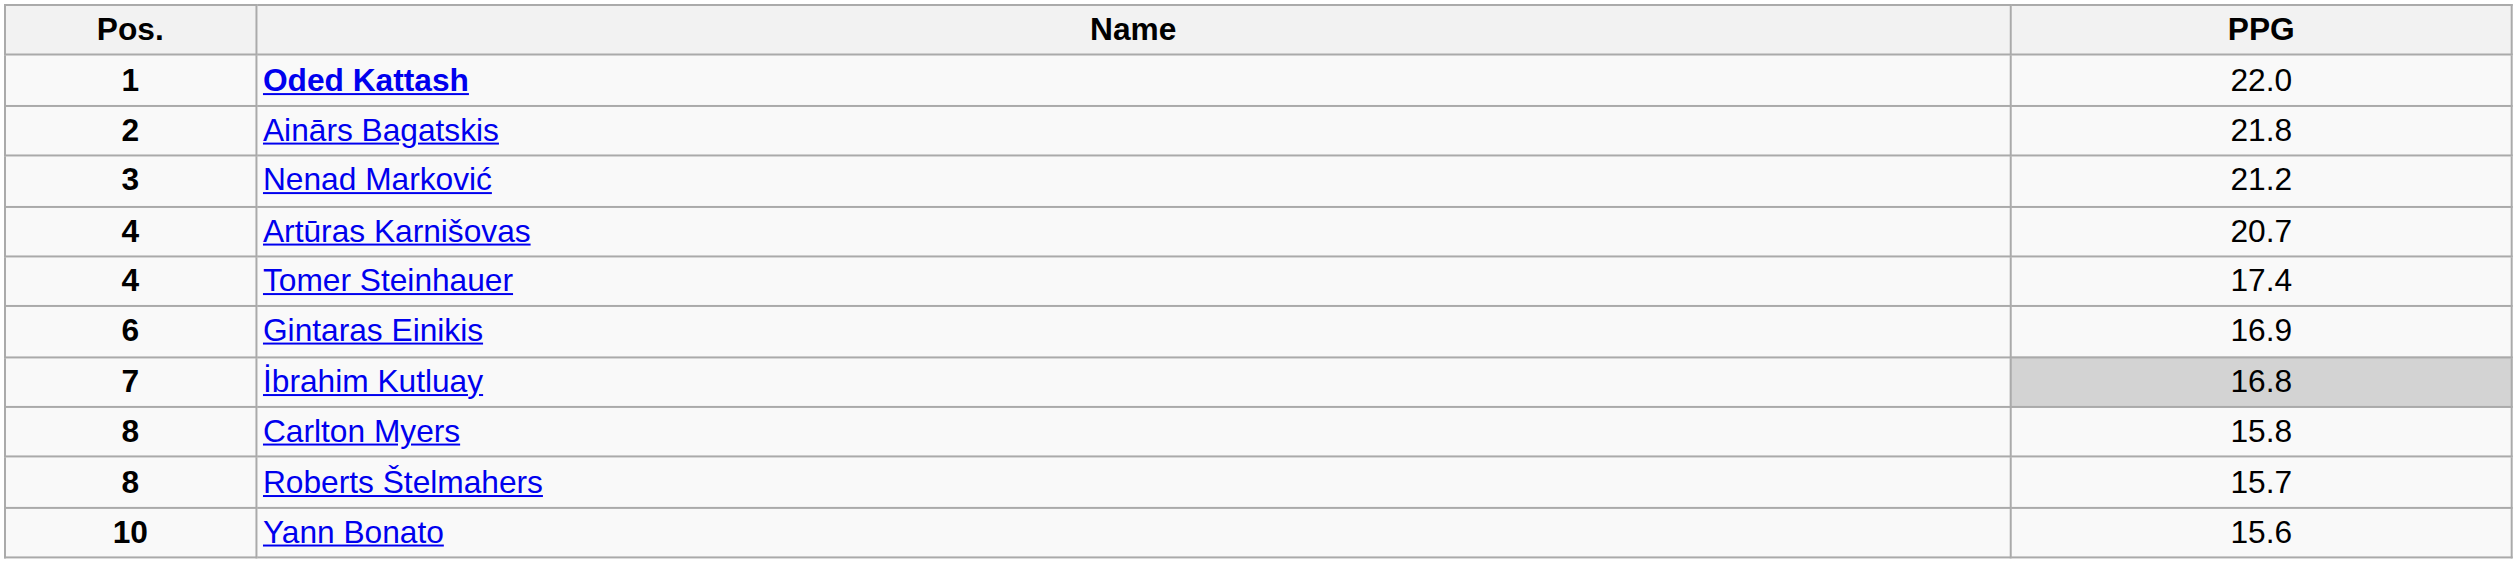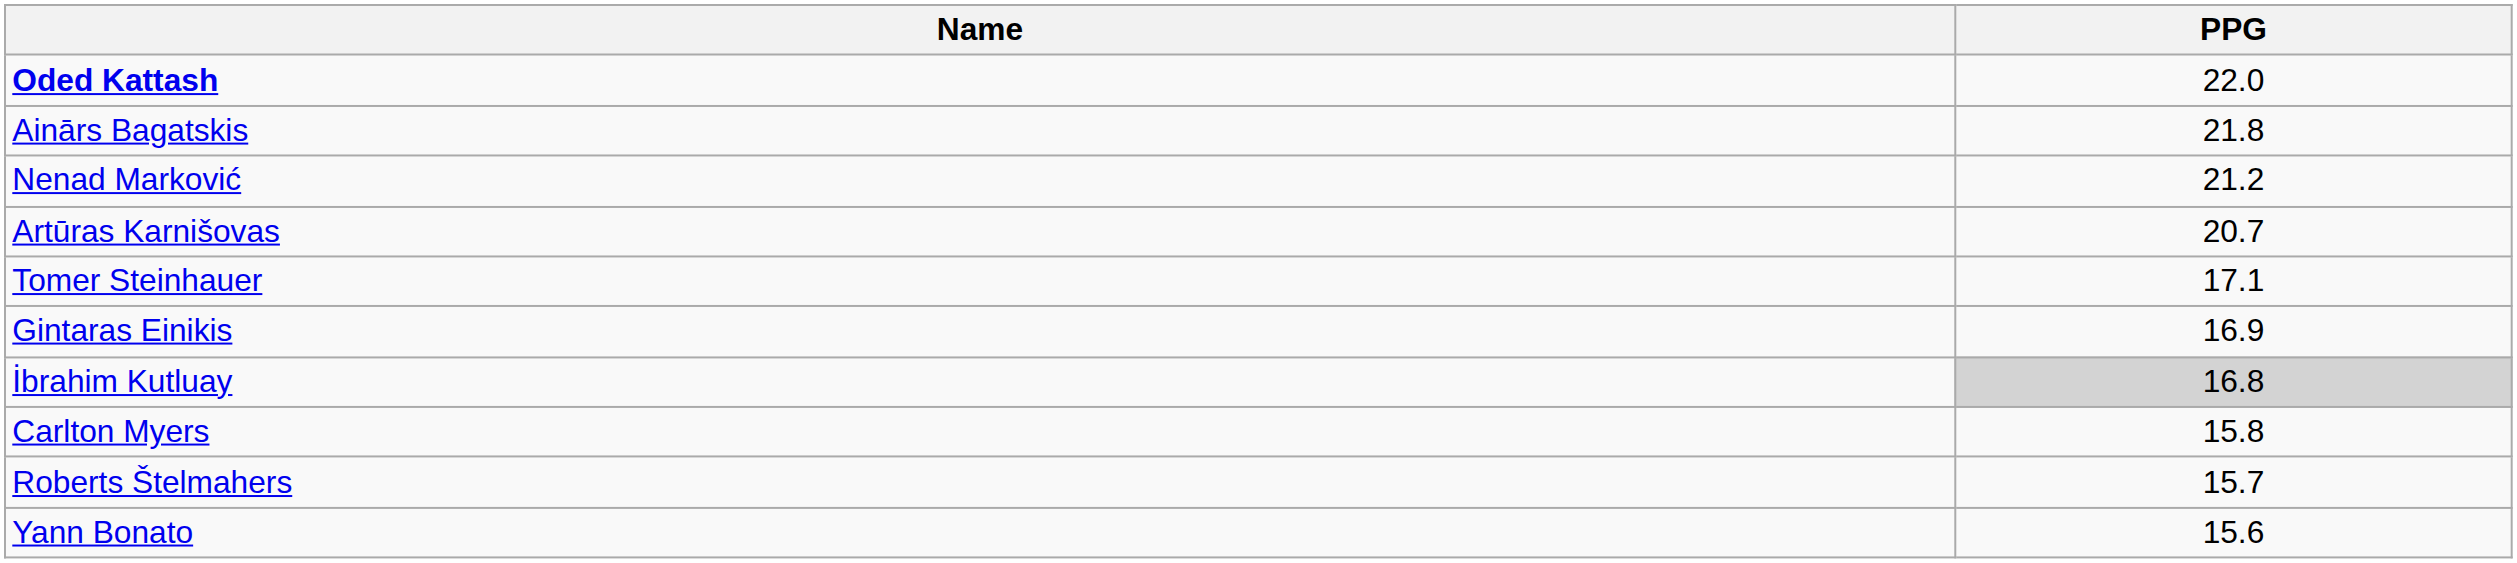- column: (130, 29)
(2261, 280) 17.4 -> (2233, 280) 17.1
